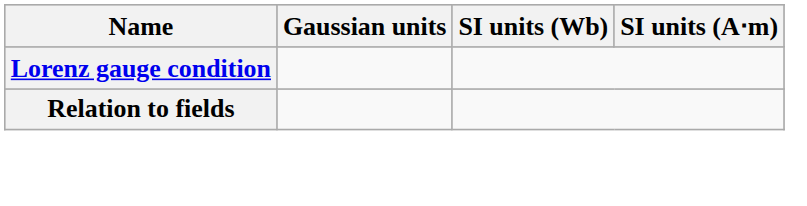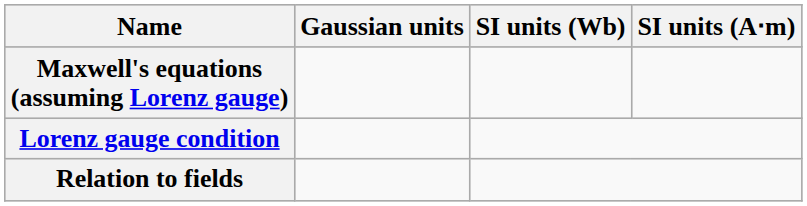+ row: (150, 82)
